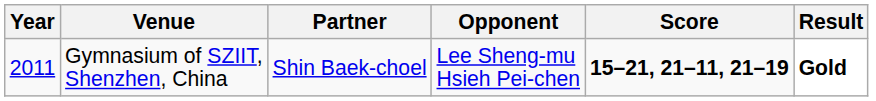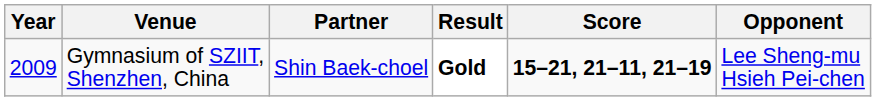columns swapped: (508, 22) <-> (831, 22)
(32, 67) 2011 -> (33, 67) 2009
